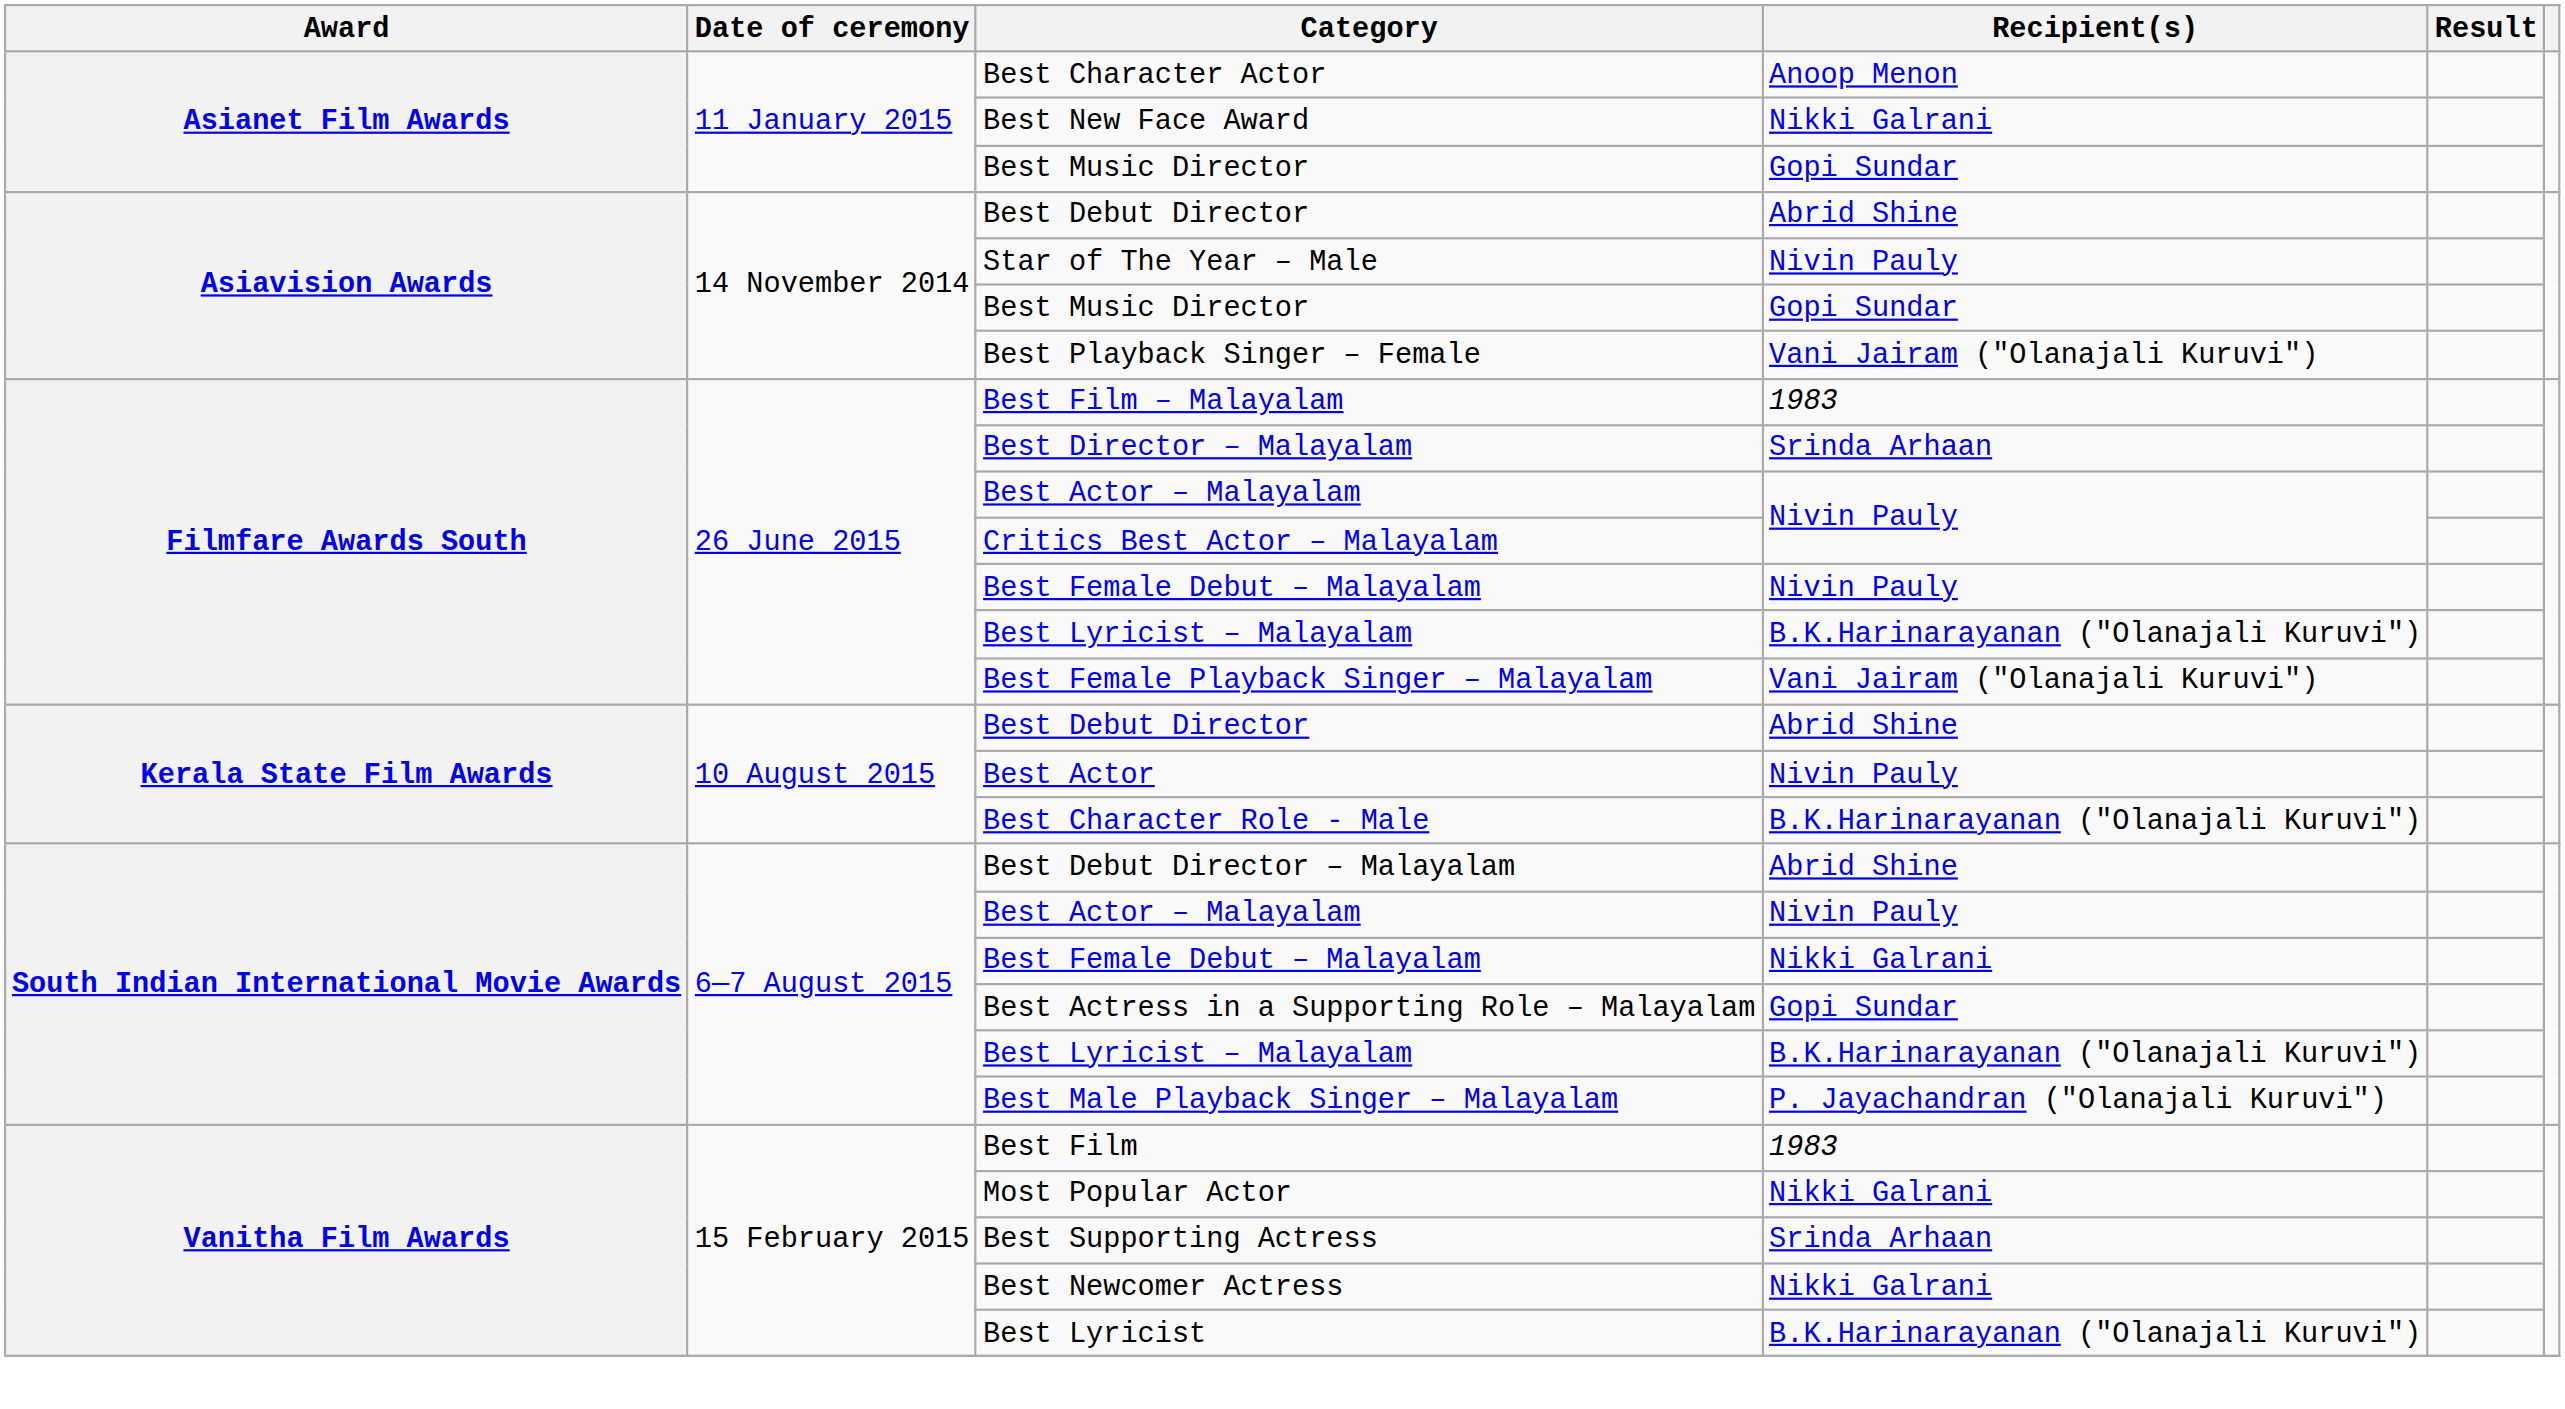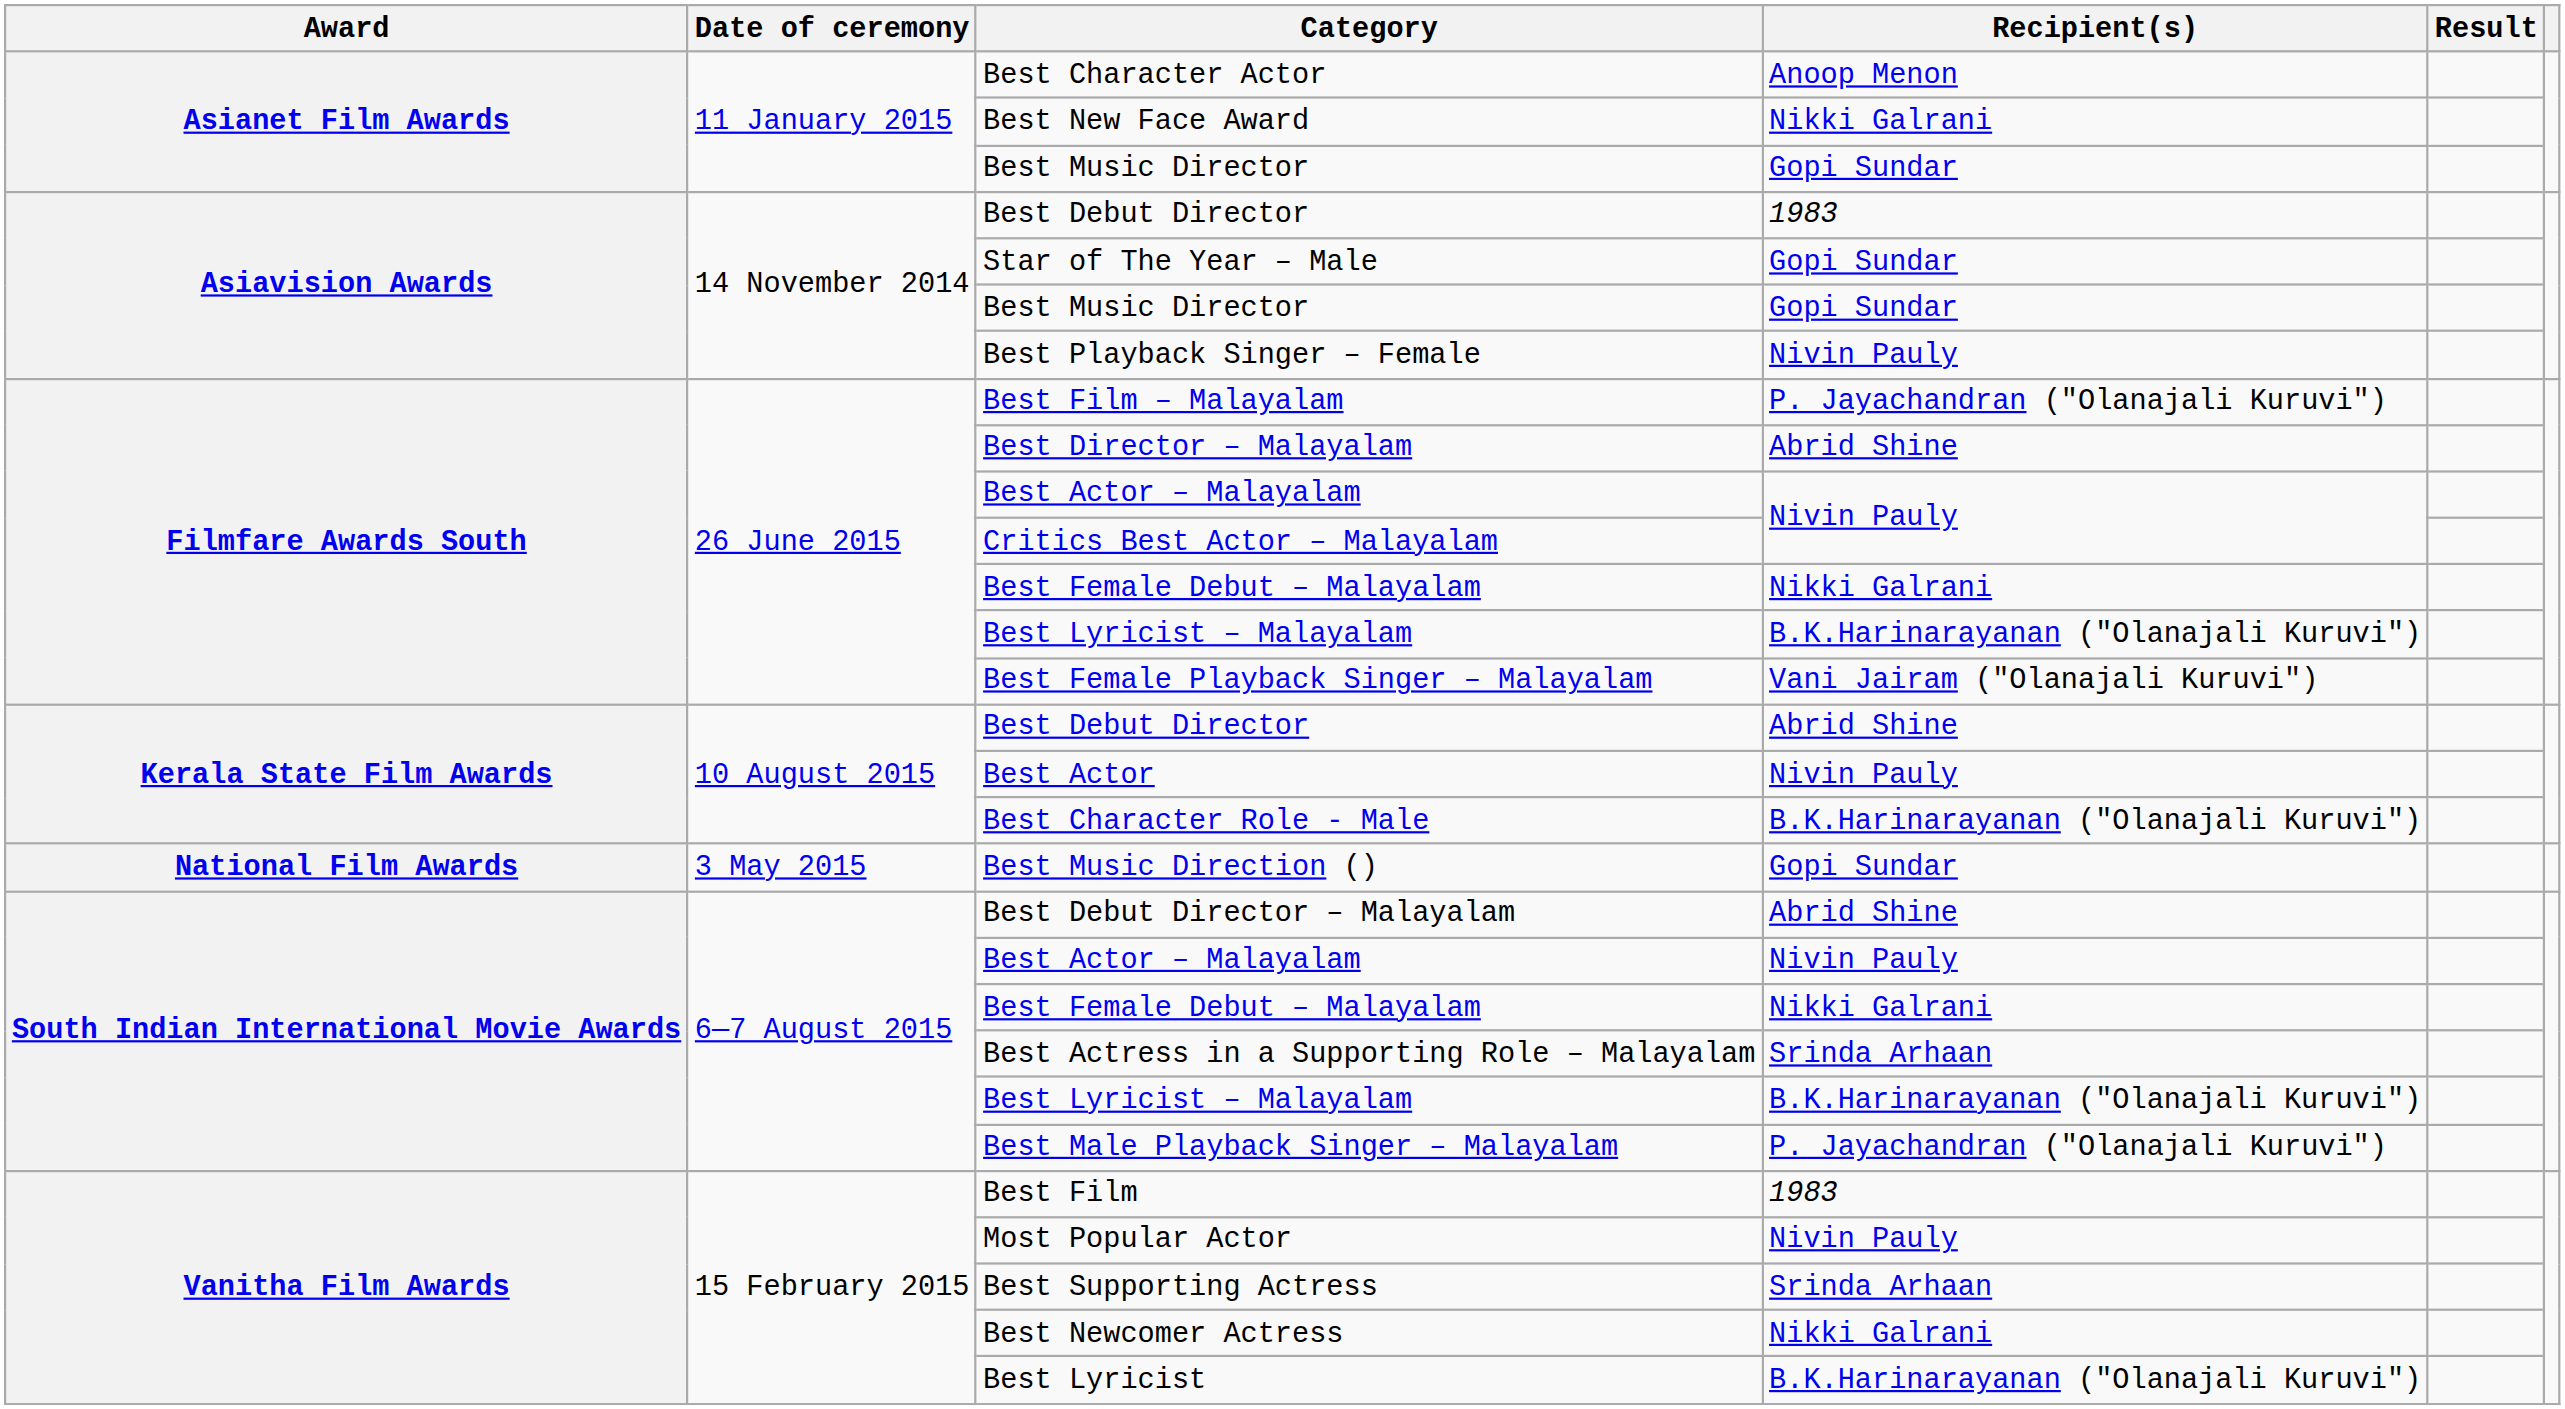(1863, 215) Abrid Shine -> (1803, 215) 1983
(1863, 261) Nivin Pauly -> (1863, 261) Gopi Sundar
(2044, 355) Vani Jairam ("Olanajali Kuruvi") -> (1863, 355) Nivin Pauly
(1803, 401) 1983 -> (2078, 401) P. Jayachandran ("Olanajali Kuruvi")
(1881, 448) Srinda Arhaan -> (1863, 448) Abrid Shine
(1863, 588) Nivin Pauly -> (1881, 588) Nikki Galrani
+ row: (347, 867)
(1863, 1007) Gopi Sundar -> (1881, 1054) Srinda Arhaan
(1881, 1194) Nikki Galrani -> (1863, 1240) Nivin Pauly
